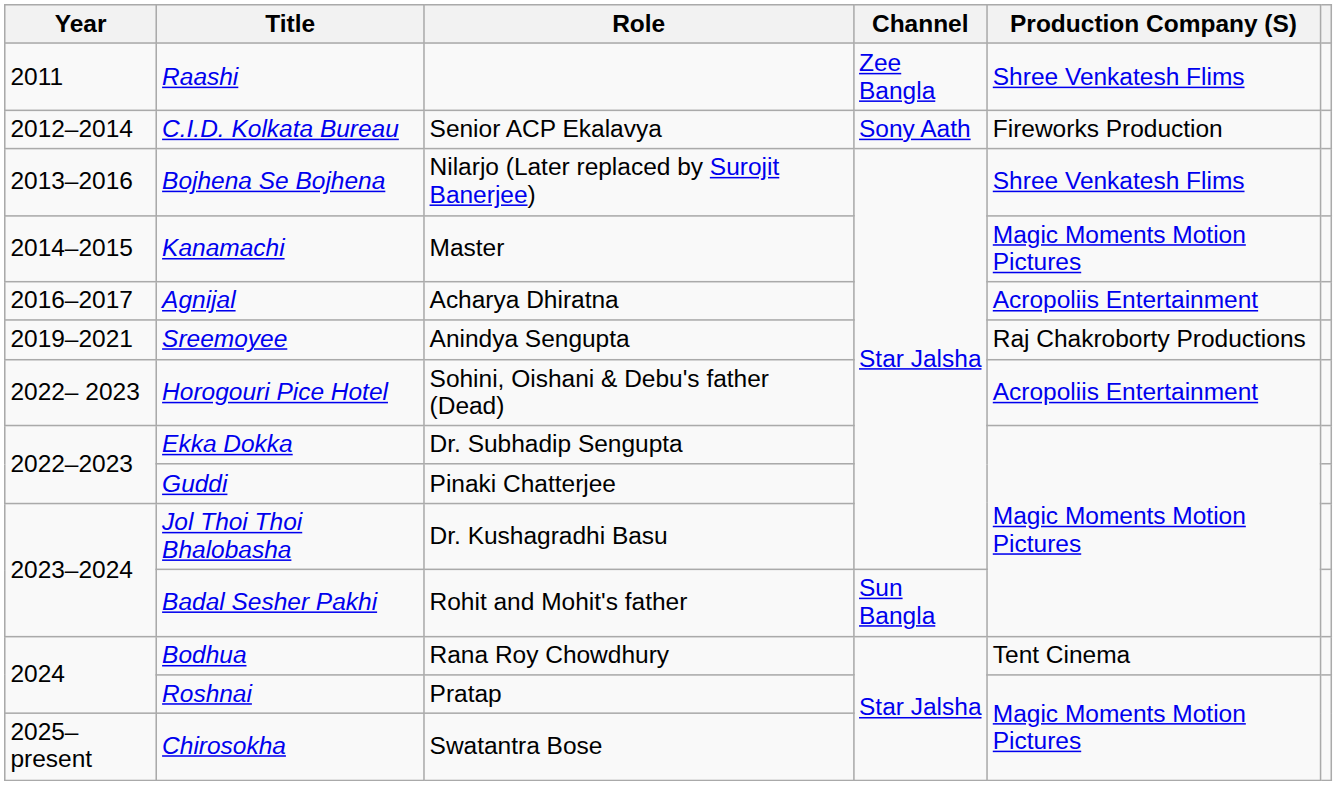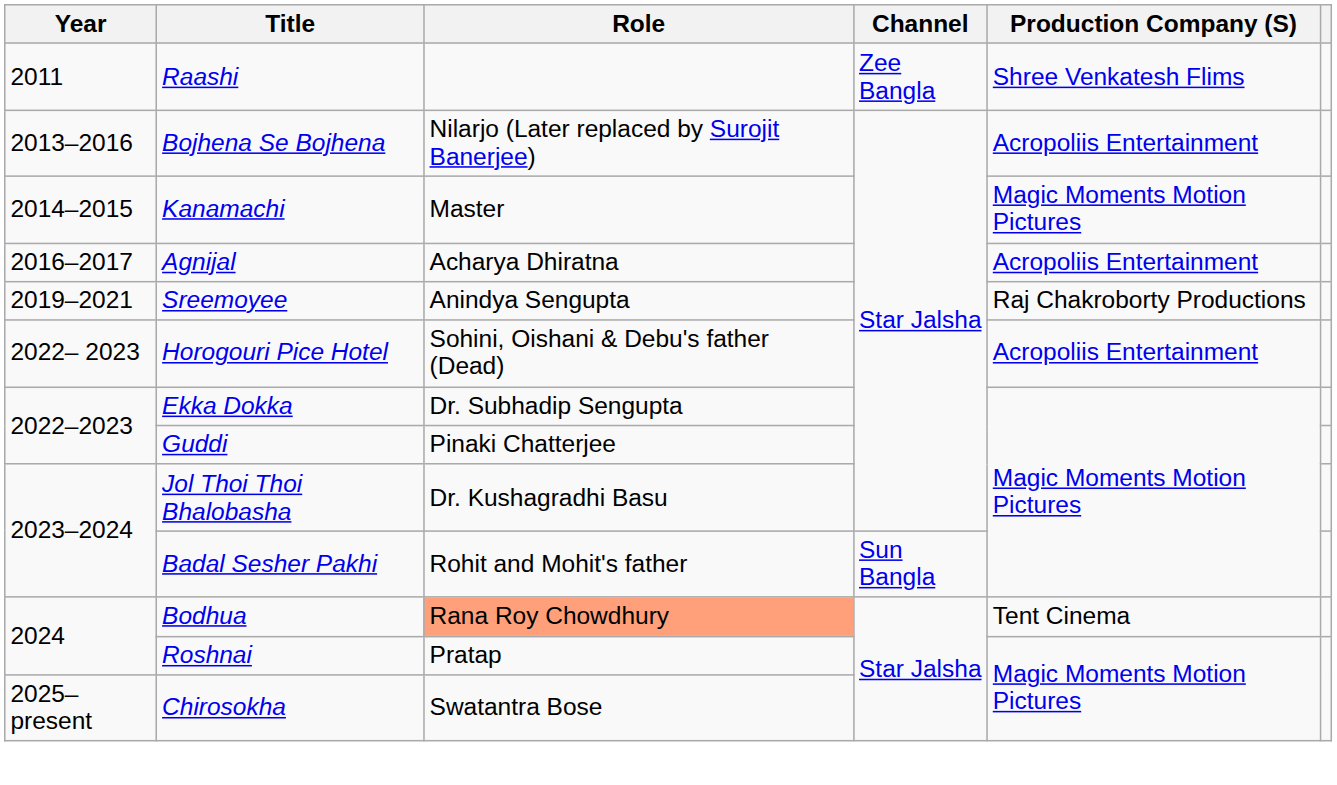- row: (280, 129)
(1119, 181) Shree Venkatesh Flims -> (1125, 142) Acropoliis Entertainment
(549, 655) no background -> (549, 616) lightsalmon background
